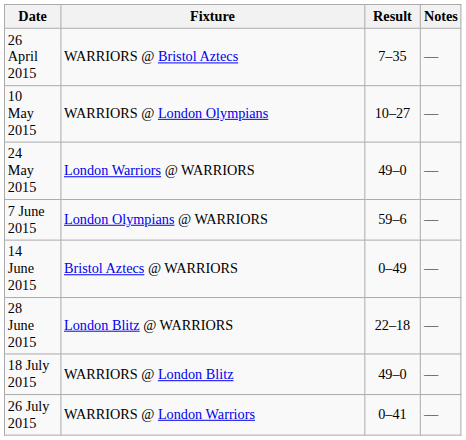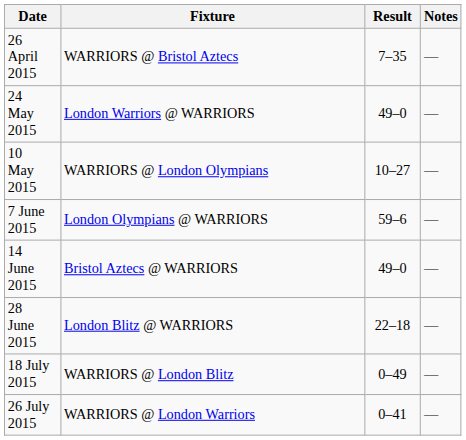rows swapped: (22, 114) <-> (22, 171)
(392, 268) 0–49 -> (392, 268) 49–0
(392, 374) 49–0 -> (392, 374) 0–49
